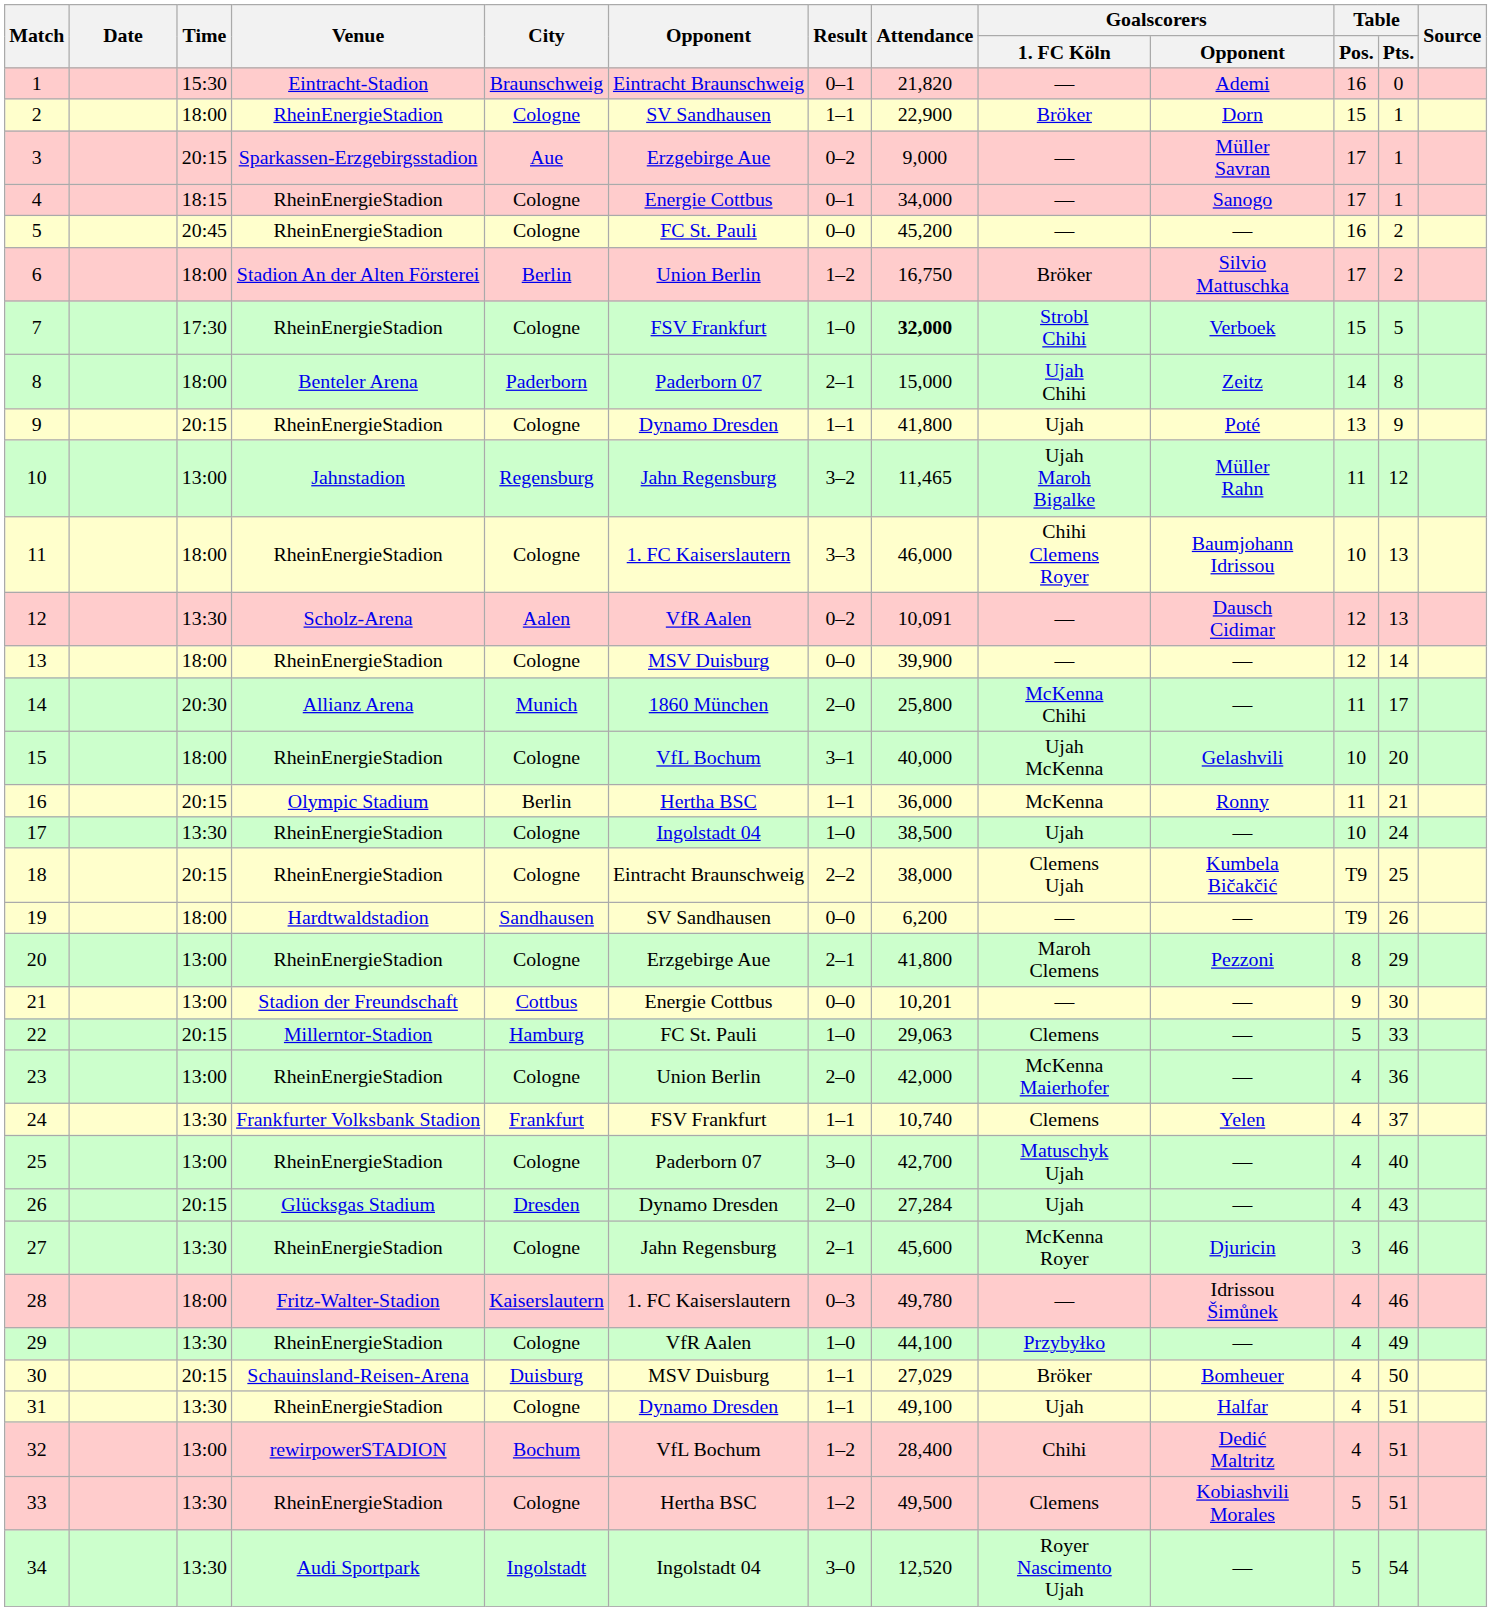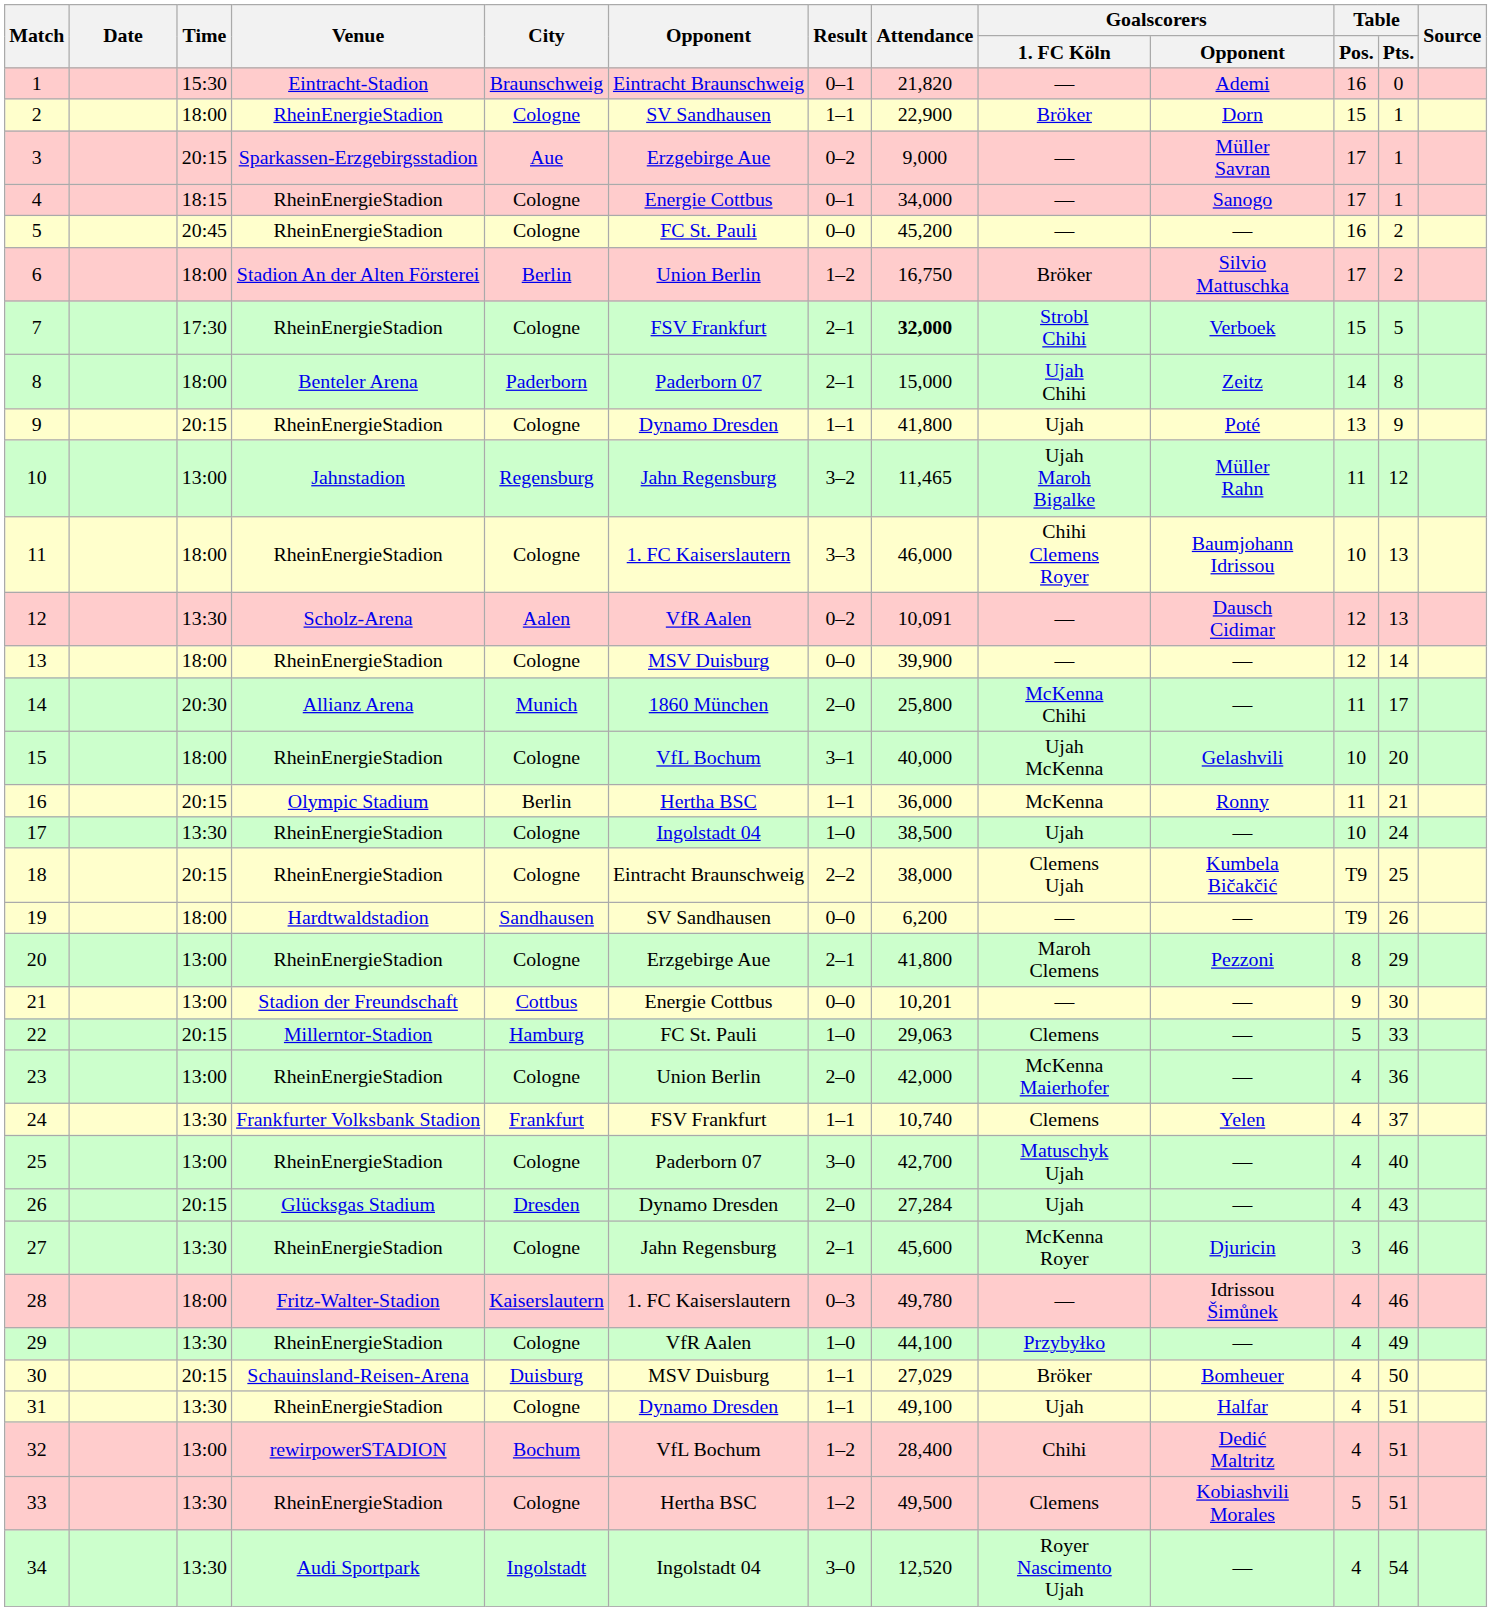(840, 327) 1–0 -> (840, 327) 2–1
(1356, 1567) 5 -> (1356, 1567) 4
